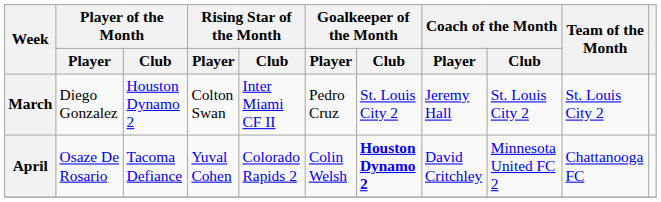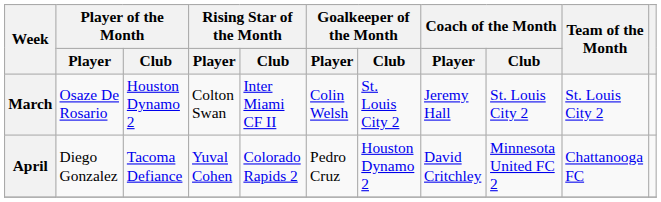(89, 104) Diego Gonzalez -> (89, 104) Osaze De Rosario
(327, 104) Pedro Cruz -> (329, 104) Colin Welsh
(89, 166) Osaze De Rosario -> (89, 166) Diego Gonzalez
(328, 166) Colin Welsh -> (328, 166) Pedro Cruz
(388, 166) bold -> (388, 166) normal
